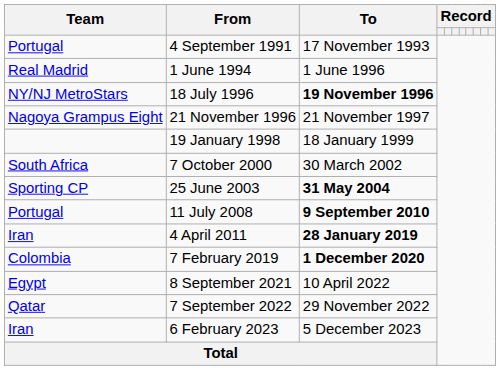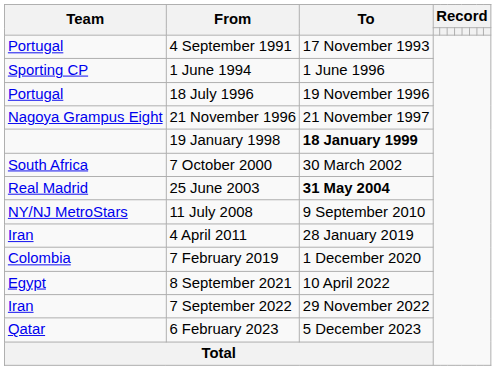(48, 70) Real Madrid -> (48, 70) Sporting CP
(68, 93) NY/NJ MetroStars -> (36, 93) Portugal
(368, 93) bold -> (366, 93) normal
(358, 141) normal -> (360, 141) bold
(48, 188) Sporting CP -> (48, 188) Real Madrid
(36, 211) Portugal -> (68, 211) NY/NJ MetroStars
(366, 211) bold -> (364, 211) normal
(360, 235) bold -> (358, 235) normal
(364, 259) bold -> (362, 259) normal
(27, 306) Qatar -> (21, 306) Iran
(21, 329) Iran -> (27, 329) Qatar
